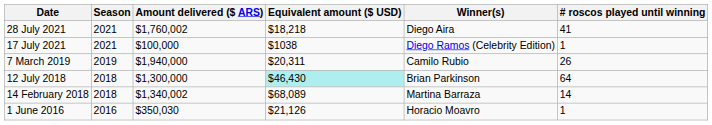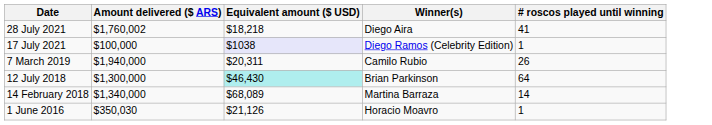- column: (112, 12)
(283, 45) no background -> (241, 45) lavender background
(161, 95) $1,340,002 -> (120, 95) $1,340,000
